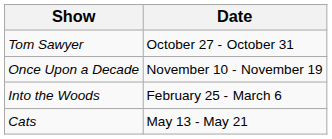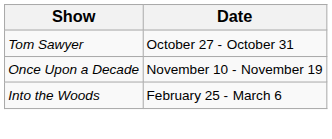- row: (22, 120)
